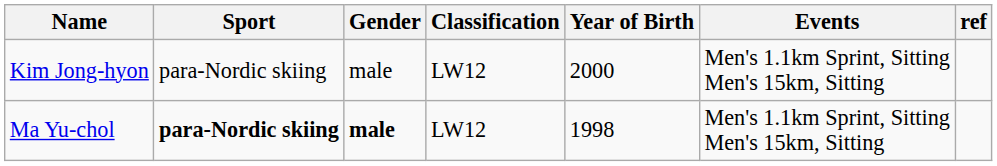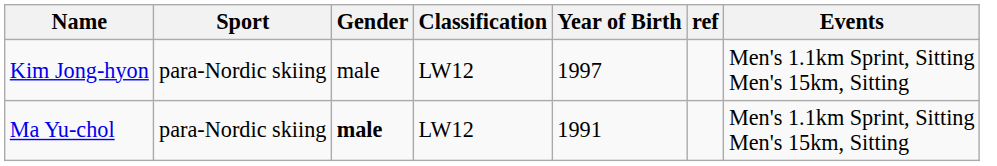columns swapped: (827, 22) <-> (974, 22)
(592, 69) 2000 -> (580, 69) 1997
(249, 130) bold -> (243, 130) normal
(592, 130) 1998 -> (580, 130) 1991
